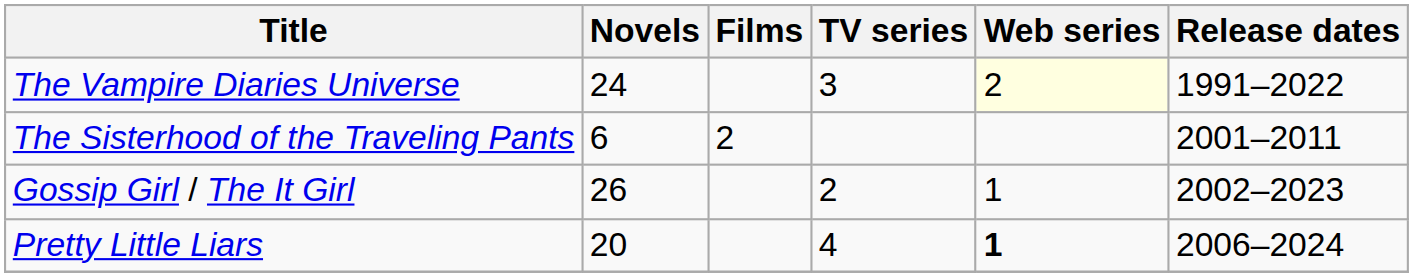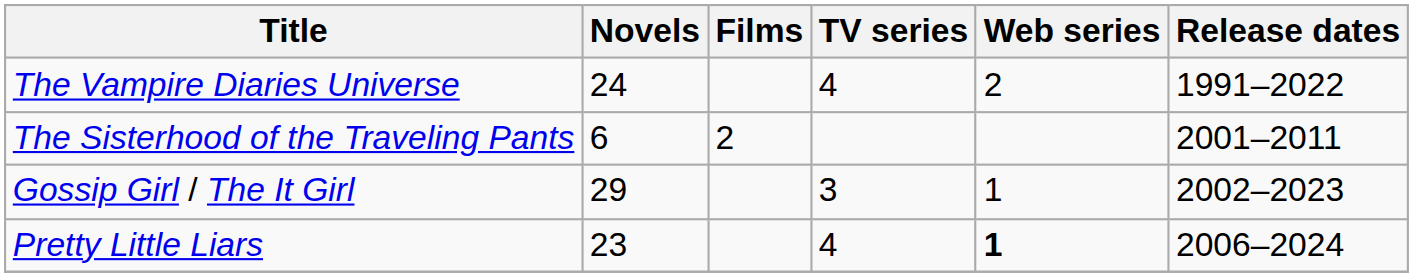(828, 84) 3 -> (828, 84) 4
(993, 84) lightyellow background -> (993, 84) no background
(609, 191) 26 -> (609, 191) 29
(828, 191) 2 -> (828, 191) 3
(609, 244) 20 -> (609, 244) 23
